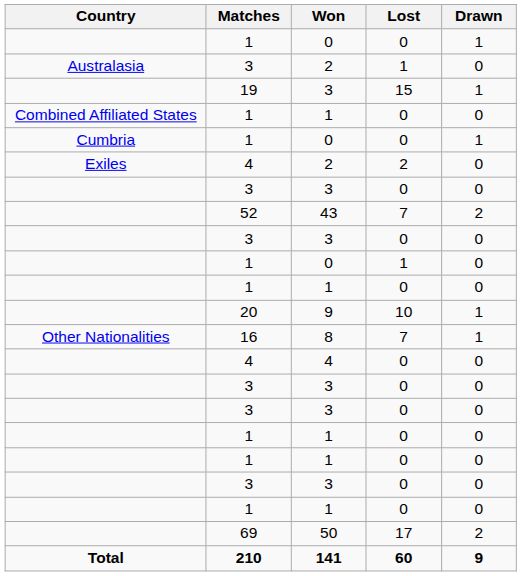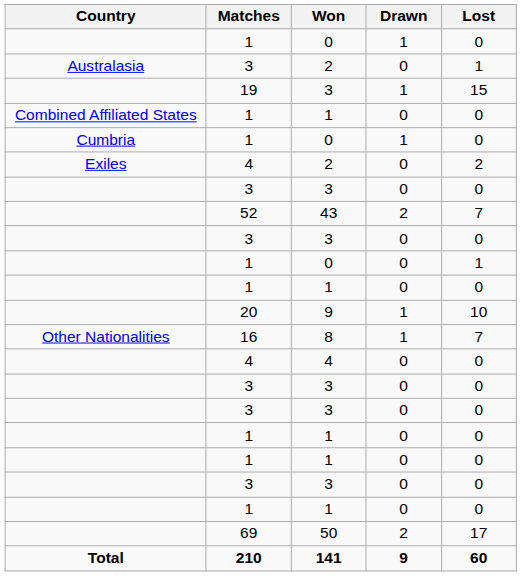columns swapped: (479, 16) <-> (404, 16)
